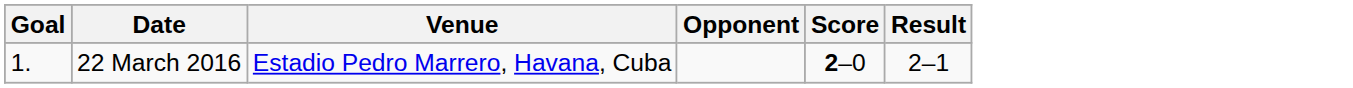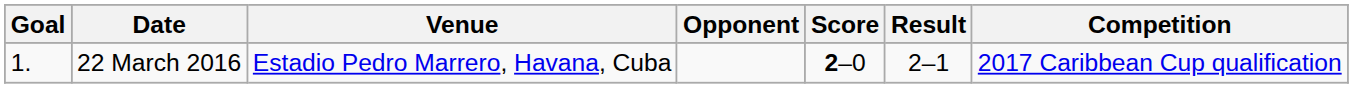+ column: (1160, 24)
